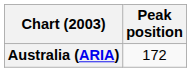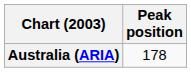(154, 55) 172 -> (154, 55) 178
